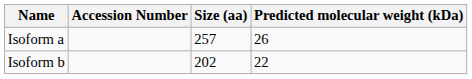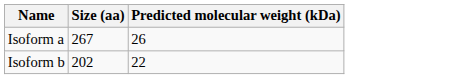- column: (130, 16)
(205, 39) 257 -> (82, 39) 267
